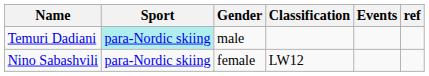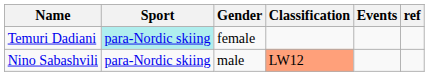(231, 37) male -> (236, 37) female
(236, 60) female -> (231, 60) male
(286, 60) no background -> (286, 60) lightsalmon background
